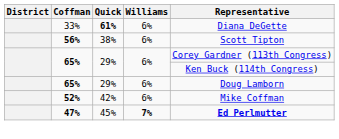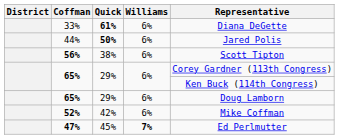+ row: (72, 40)
(252, 112) bold -> (252, 127) normal
